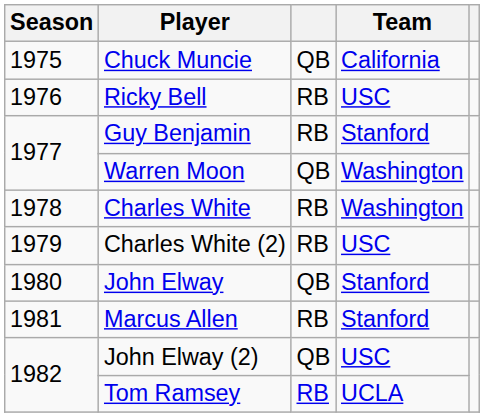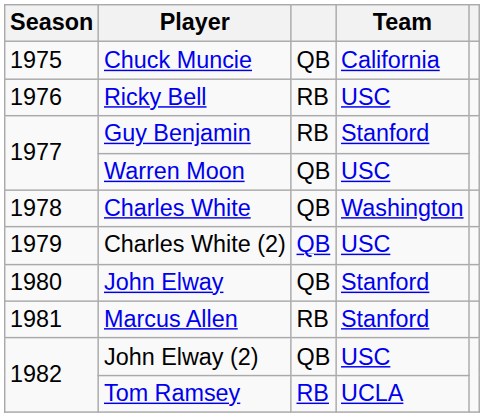(402, 171) Washington -> (366, 171) USC
(313, 208) RB -> (313, 208) QB
(313, 245) RB -> (313, 245) QB
